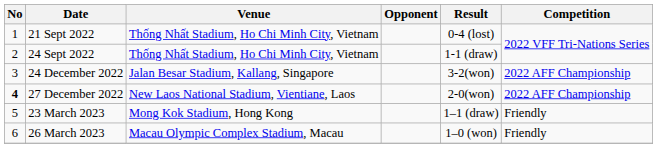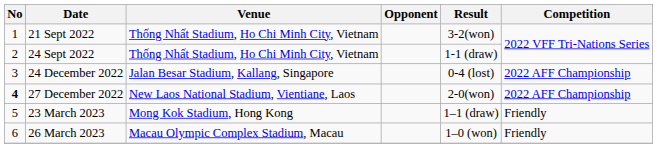(471, 34) 0-4 (lost) -> (471, 34) 3-2(won)
(471, 73) 3-2(won) -> (471, 73) 0-4 (lost)
